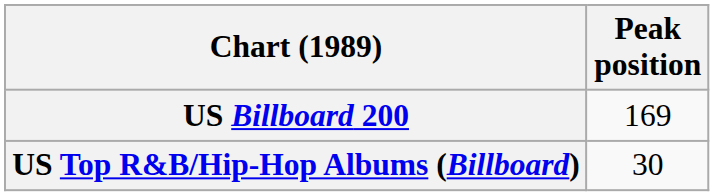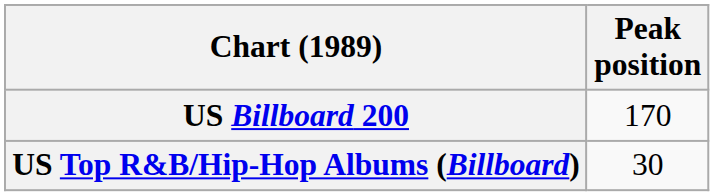(648, 114) 169 -> (648, 114) 170
